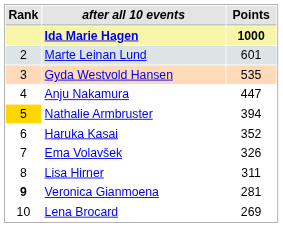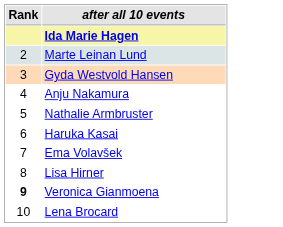- column: (251, 15)
(23, 114) gold background -> (23, 114) no background
